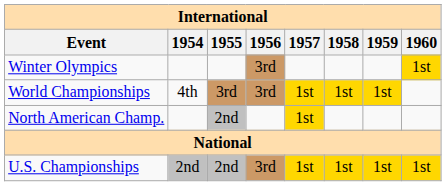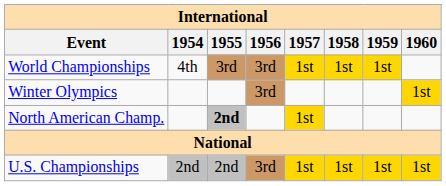rows swapped: (63, 67) <-> (79, 92)
(226, 117) normal -> (226, 117) bold
